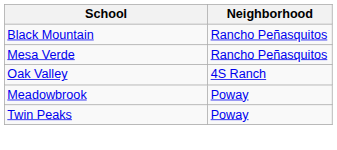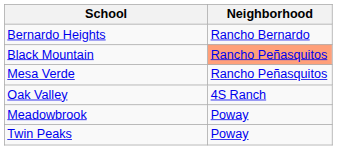+ row: (56, 34)
(269, 34) no background -> (269, 54) lightsalmon background
